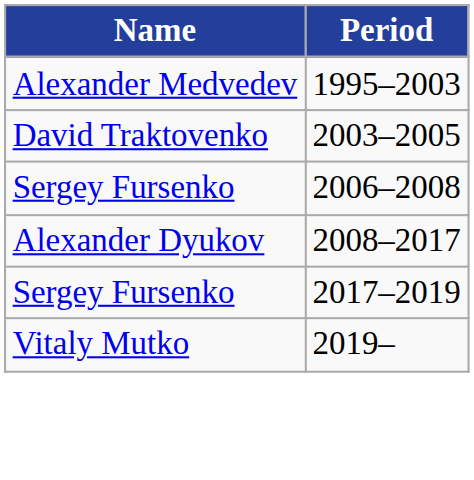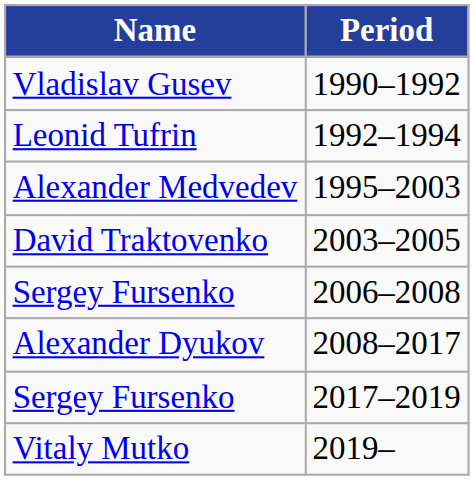+ row: (387, 82)
+ row: (387, 135)
